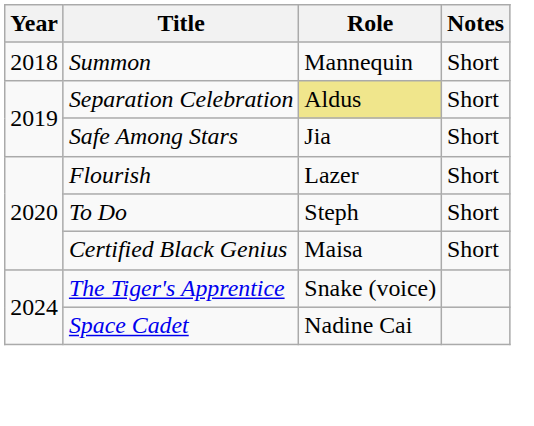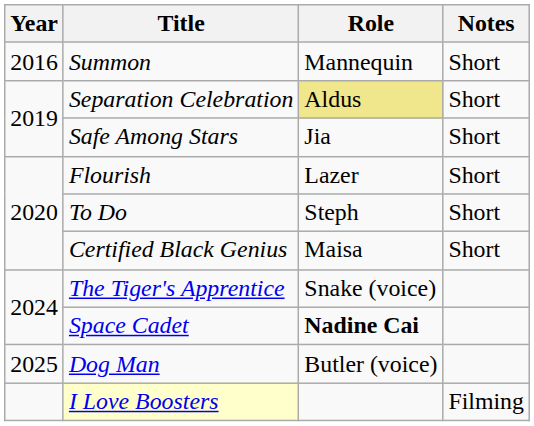(34, 61) 2018 -> (34, 61) 2016
(358, 325) normal -> (362, 325) bold
+ row: (114, 363)
+ row: (144, 401)
